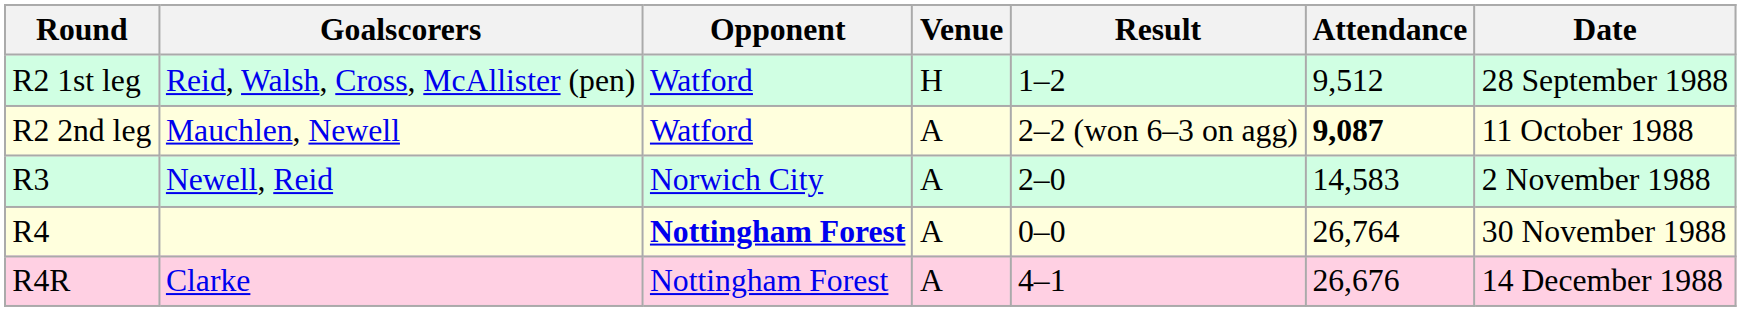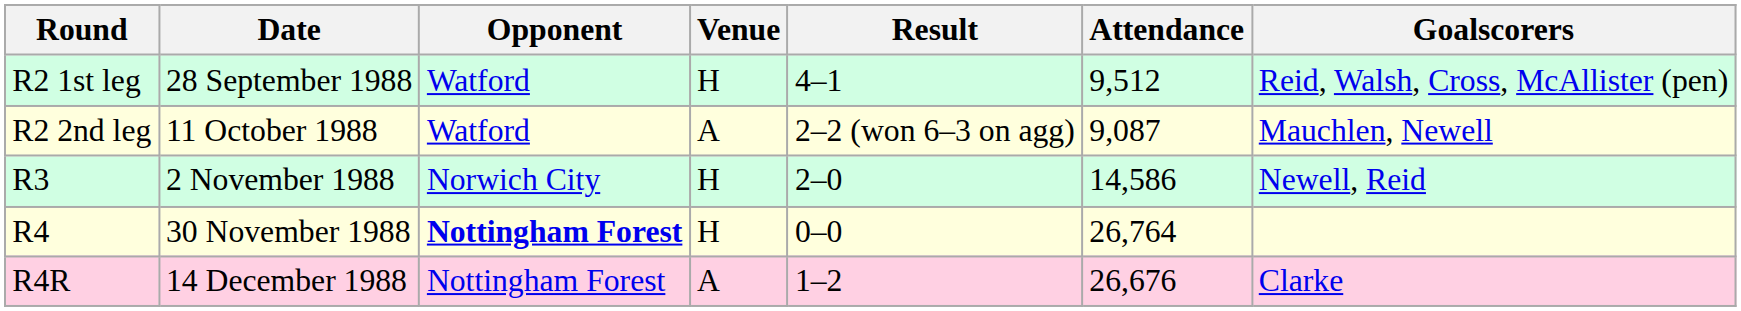columns swapped: (1605, 29) <-> (401, 29)
(1042, 79) 1–2 -> (819, 79) 4–1
(1348, 130) bold -> (1125, 130) normal
(931, 180) A -> (708, 180) H
(1356, 180) 14,583 -> (1133, 180) 14,586
(931, 230) A -> (708, 230) H
(1042, 280) 4–1 -> (819, 280) 1–2
